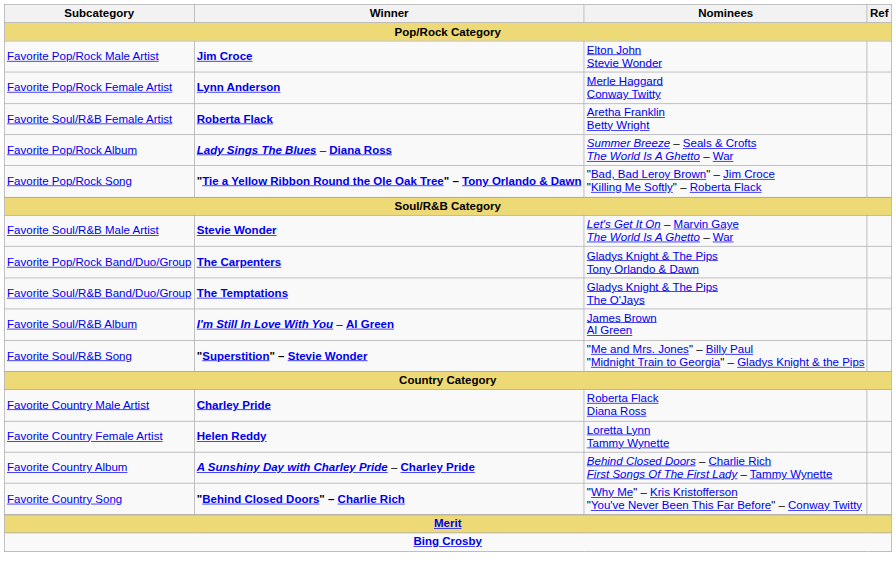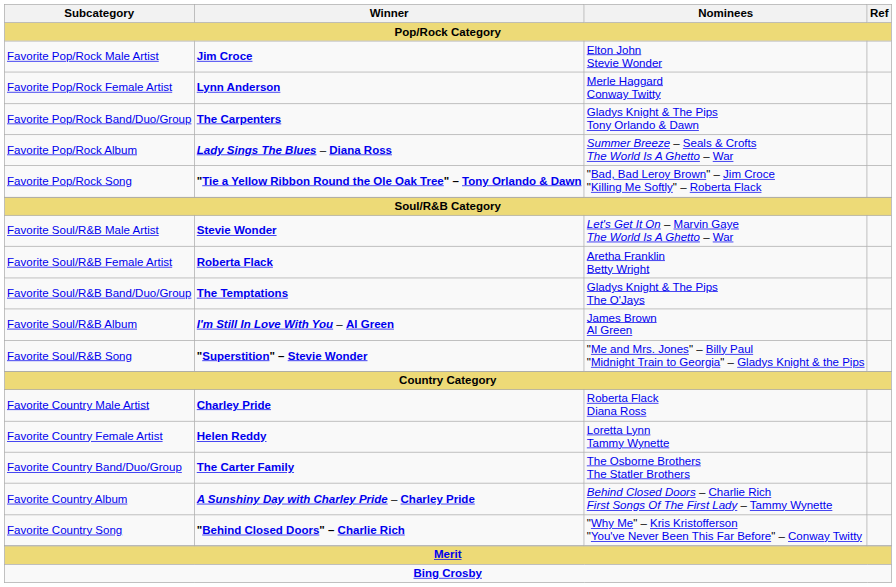rows swapped: (99, 262) <-> (90, 119)
+ row: (94, 467)
